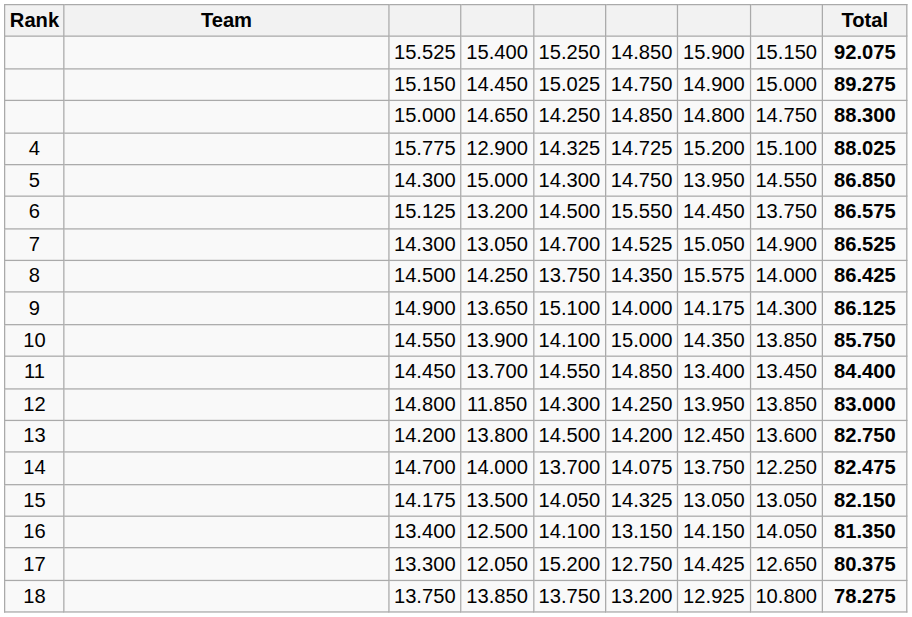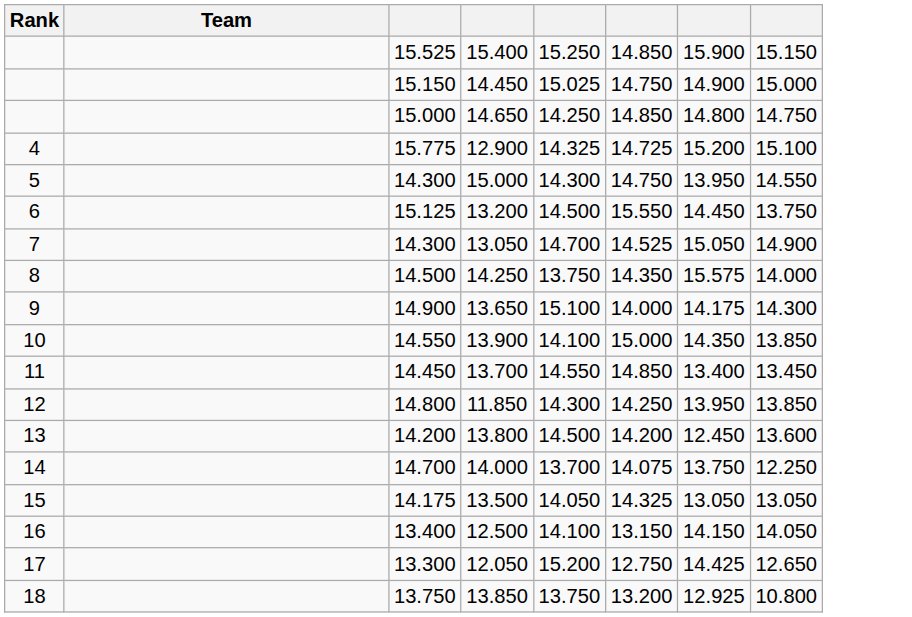- column: (865, 20)
